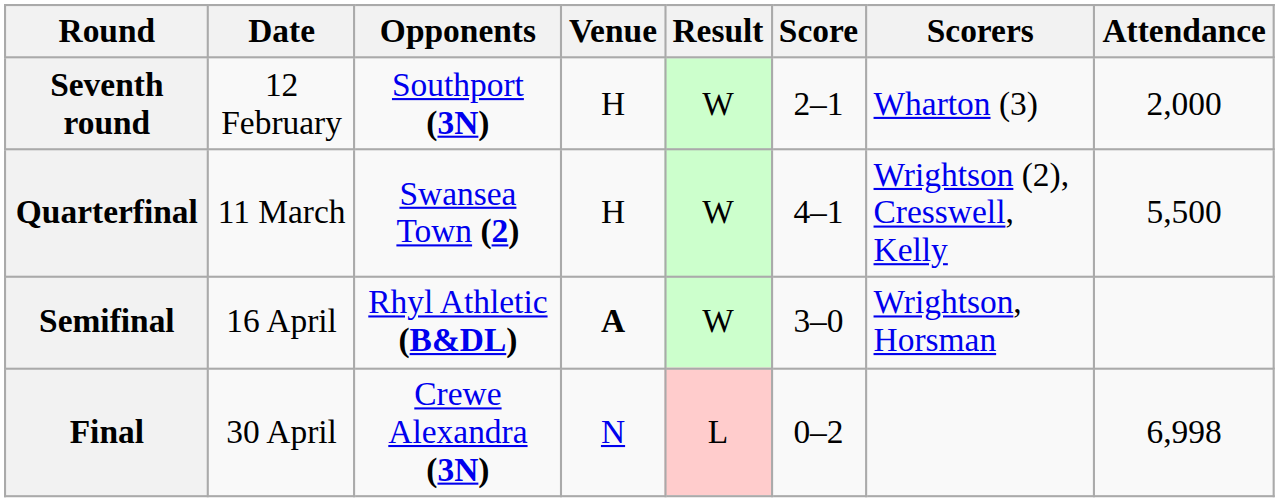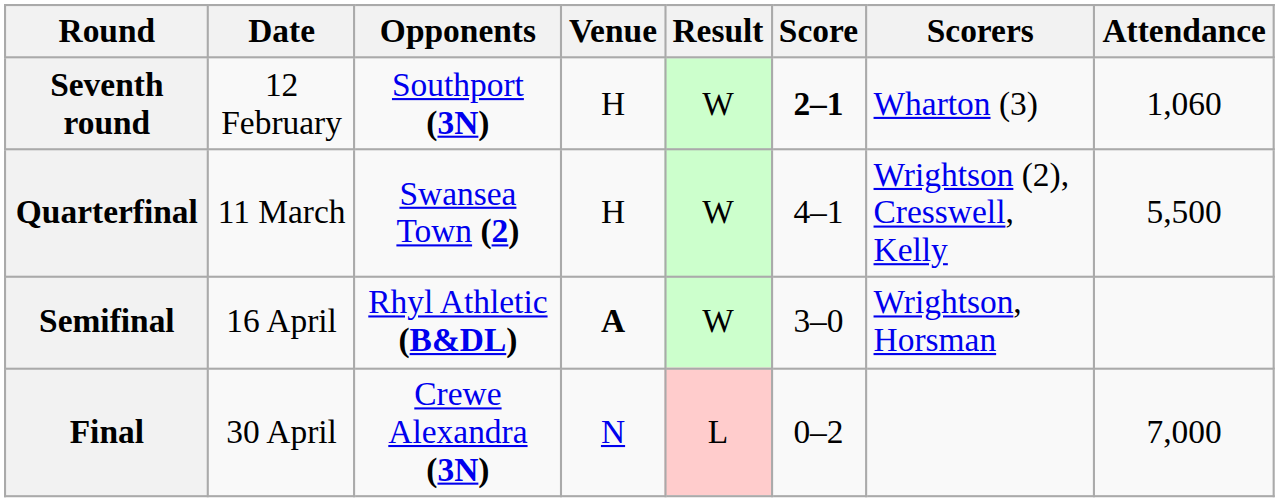(818, 102) normal -> (818, 102) bold
(1184, 102) 2,000 -> (1184, 102) 1,060
(1184, 431) 6,998 -> (1184, 431) 7,000
